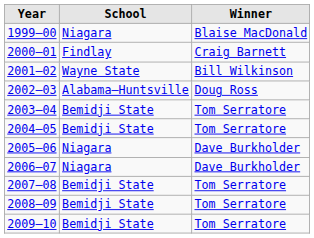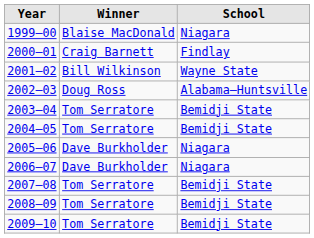columns swapped: (251, 14) <-> (126, 14)
